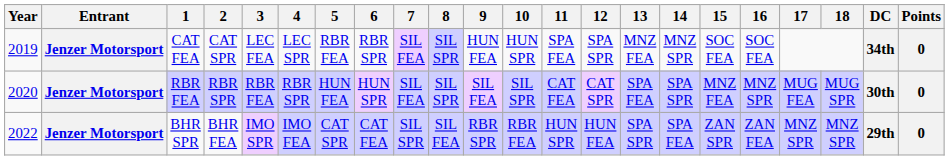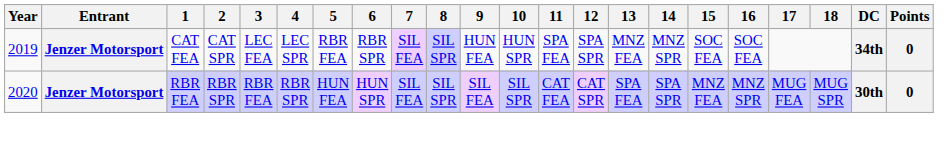- row: (186, 133)
